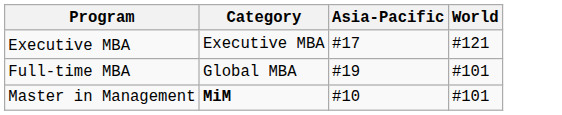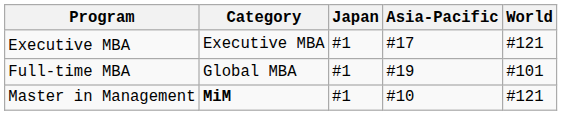+ column: (356, 17)
(471, 97) #101 -> (525, 97) #121
